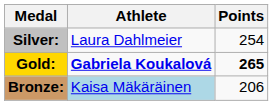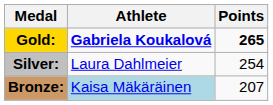rows swapped: (36, 64) <-> (36, 40)
(252, 87) 206 -> (252, 87) 207
